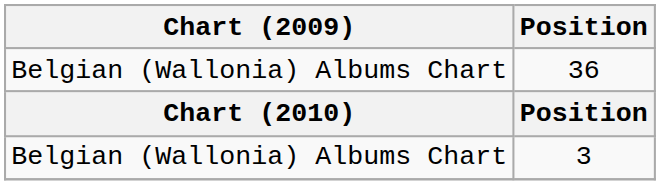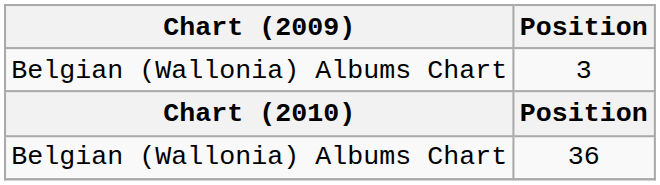rows swapped: (584, 157) <-> (584, 70)
